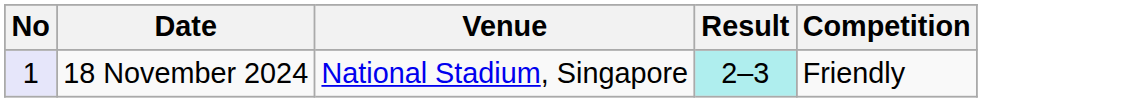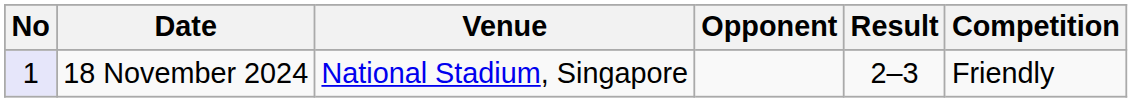+ column: (769, 27)
(745, 73) paleturquoise background -> (895, 73) no background
